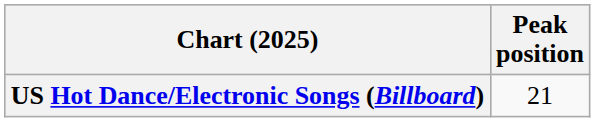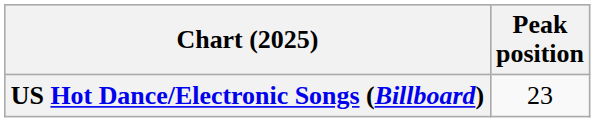(540, 95) 21 -> (540, 95) 23
